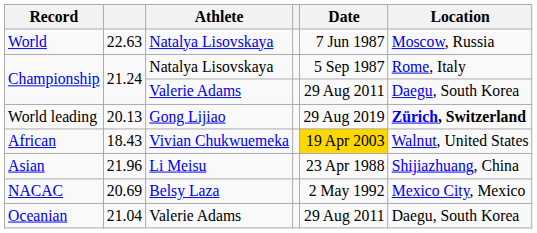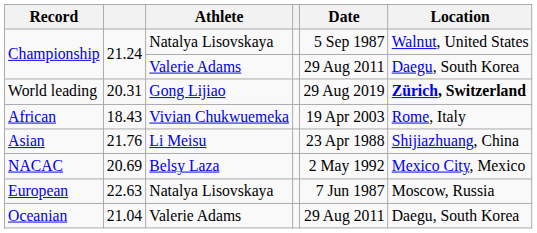- row: (28, 41)
(429, 66) Rome, Italy -> (460, 41) Walnut, United States
(124, 116) 20.13 -> (124, 91) 20.31
(345, 141) gold background -> (345, 116) no background
(460, 141) Walnut, United States -> (429, 116) Rome, Italy
(124, 166) 21.96 -> (124, 141) 21.76
+ row: (38, 191)
